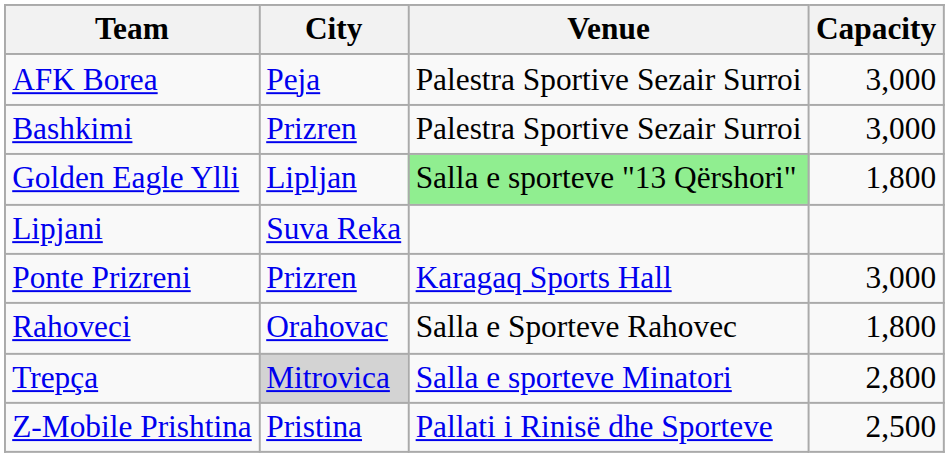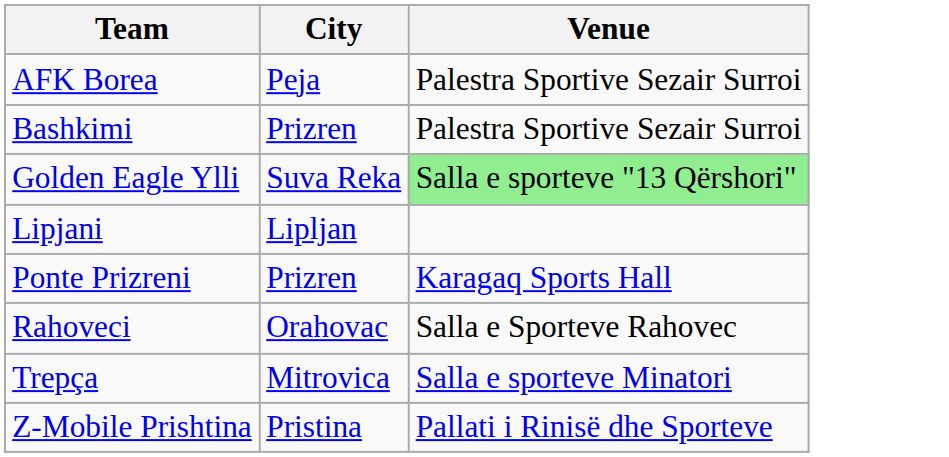- column: (876, 29)
(312, 178) Lipljan -> (334, 178) Suva Reka
(334, 228) Suva Reka -> (312, 228) Lipljan
(328, 377) lightgrey background -> (328, 377) no background
